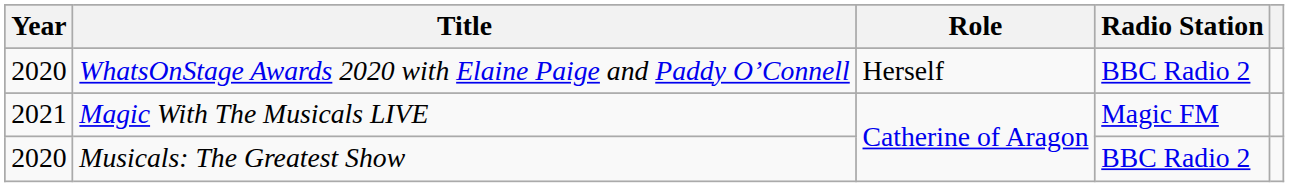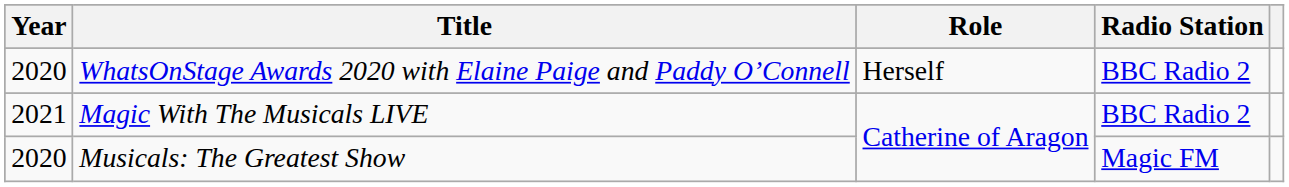(1160, 114) Magic FM -> (1176, 114) BBC Radio 2
(1176, 158) BBC Radio 2 -> (1160, 158) Magic FM
